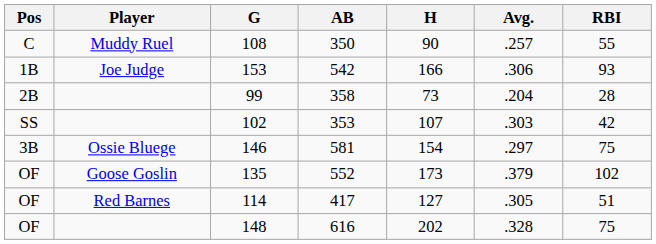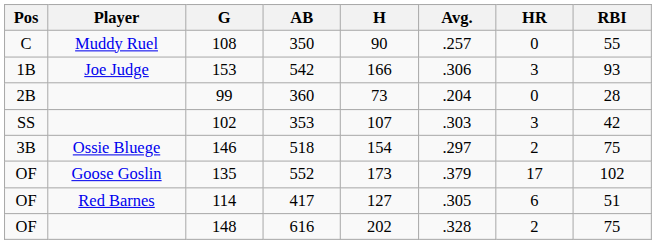+ column: (534, 17)
(342, 95) 358 -> (302, 95) 360
(342, 148) 581 -> (302, 148) 518
